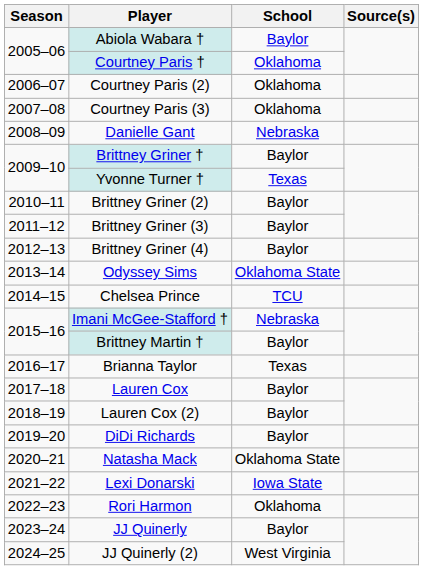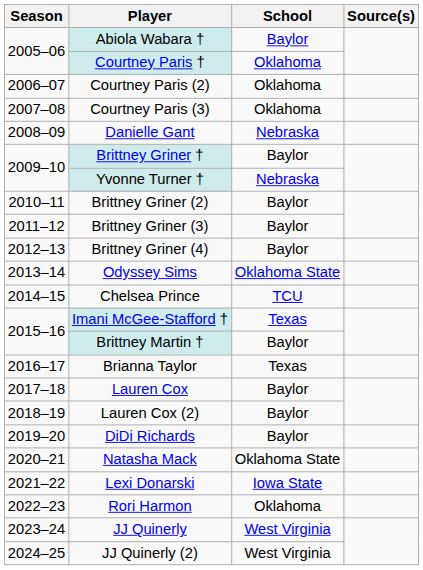(288, 179) Texas -> (288, 179) Nebraska
(288, 319) Nebraska -> (288, 319) Texas
(288, 529) Baylor -> (288, 529) West Virginia
